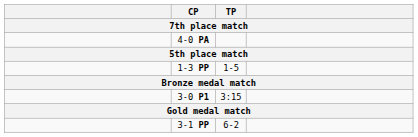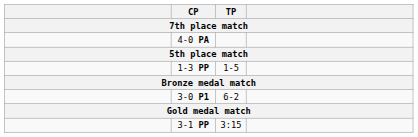(231, 97) 3:15 -> (231, 97) 6-2
(231, 125) 6-2 -> (231, 125) 3:15
